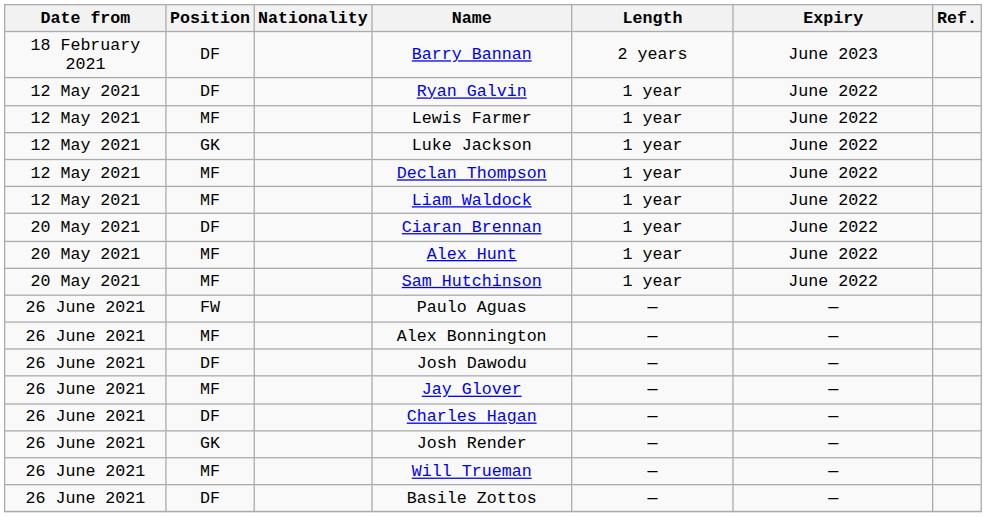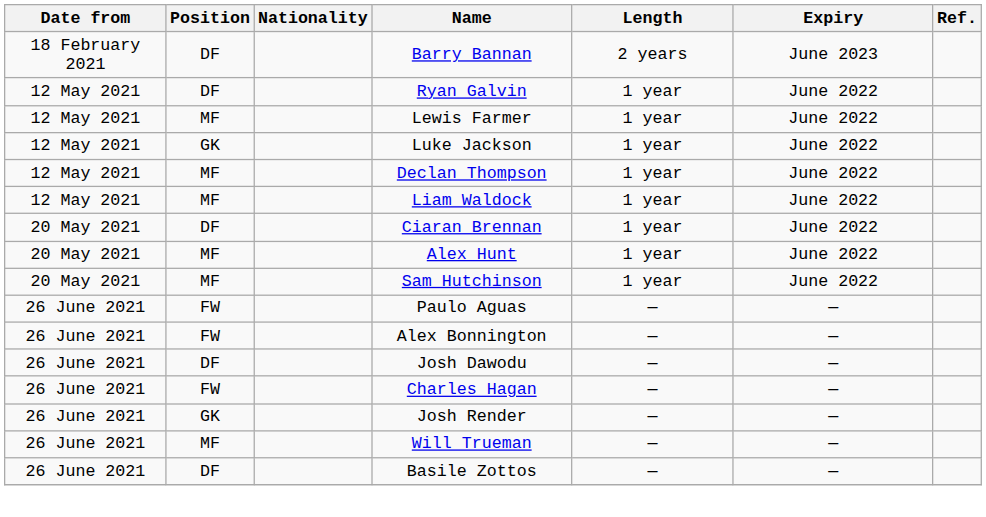(210, 336) MF -> (210, 336) FW
- row: (472, 390)
(210, 417) DF -> (210, 390) FW
